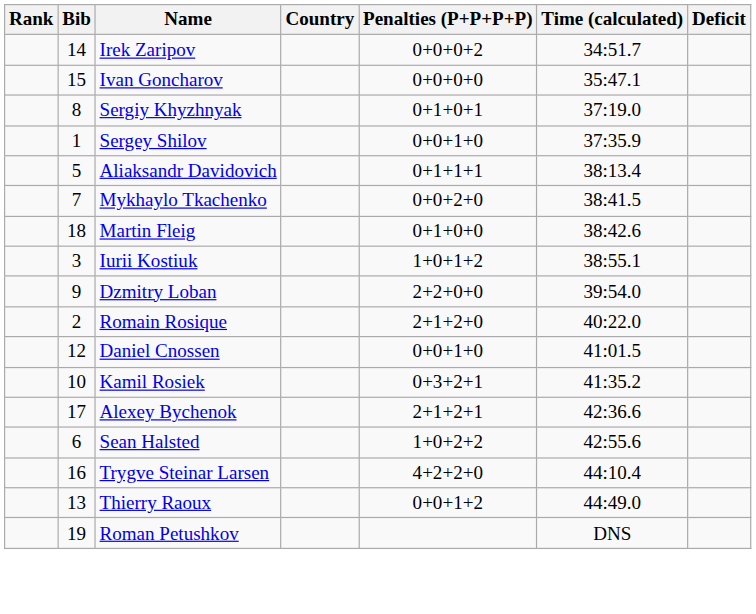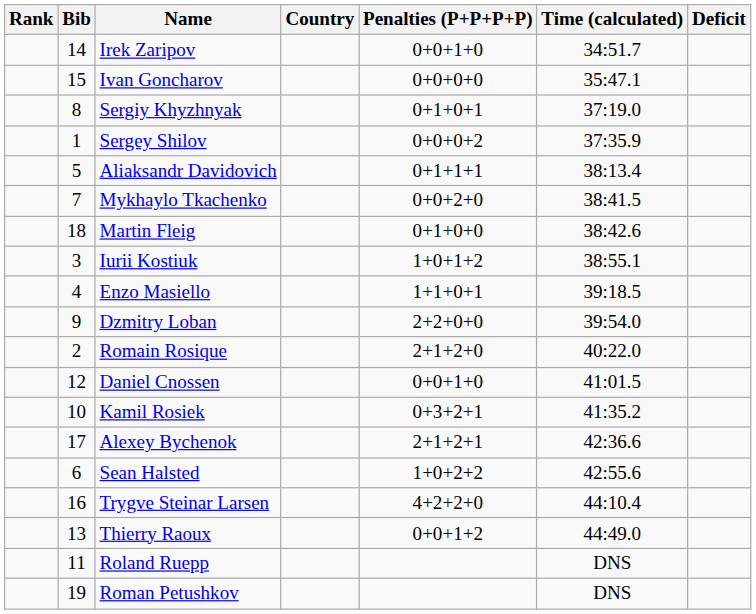(448, 49) 0+0+0+2 -> (448, 49) 0+0+1+0
(448, 140) 0+0+1+0 -> (448, 140) 0+0+0+2
+ row: (155, 291)
+ row: (154, 563)
